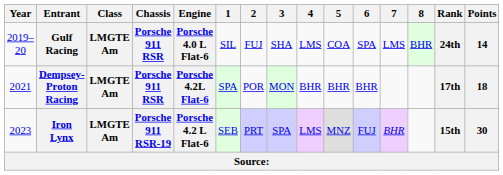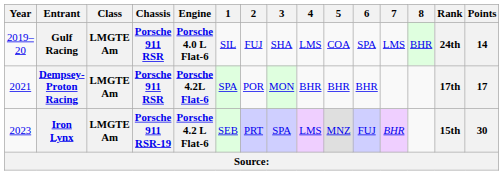(482, 87) 18 -> (482, 87) 17
